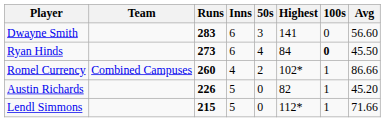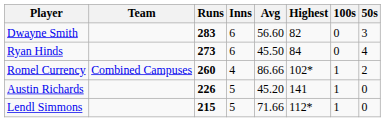columns swapped: (365, 13) <-> (265, 13)
(288, 32) 141 -> (295, 32) 82
(326, 51) bold -> (337, 51) normal
(285, 88) 82 -> (298, 88) 141
